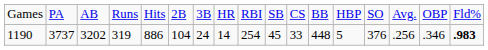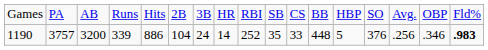(62, 34) 3737 -> (62, 34) 3757
(93, 34) 3202 -> (93, 34) 3200
(121, 34) 319 -> (121, 34) 339
(250, 34) 254 -> (250, 34) 252
(275, 34) 45 -> (275, 34) 35
